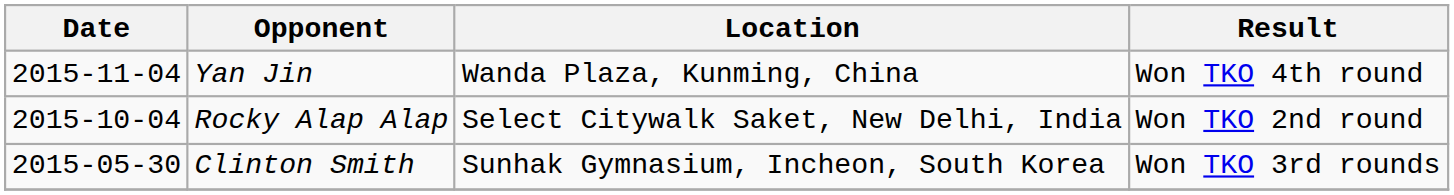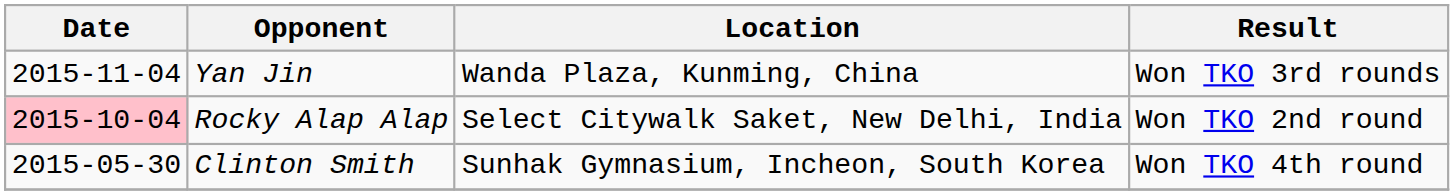(1279, 74) Won TKO 4th round -> (1288, 74) Won TKO 3rd rounds
(96, 120) no background -> (96, 120) pink background
(1288, 166) Won TKO 3rd rounds -> (1279, 166) Won TKO 4th round
